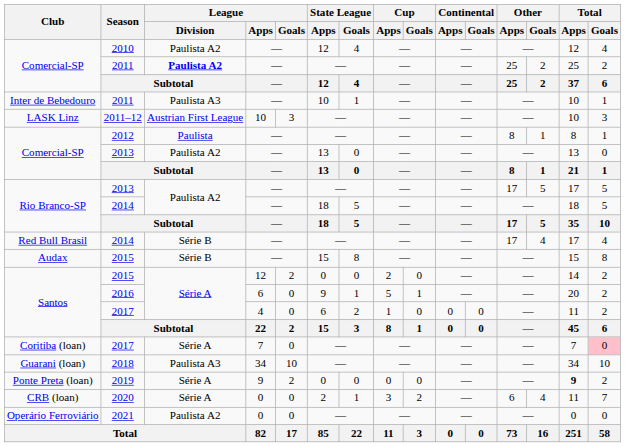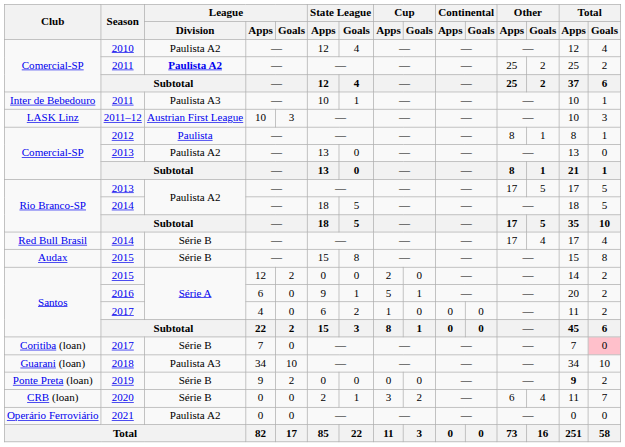(195, 345) Série A -> (195, 345) Série B
(195, 380) Série A -> (195, 380) Série B
(195, 398) Série A -> (195, 398) Série B
